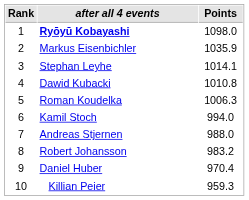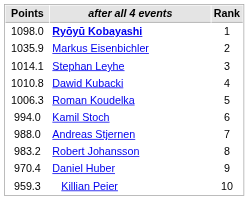columns swapped: (21, 14) <-> (221, 14)
